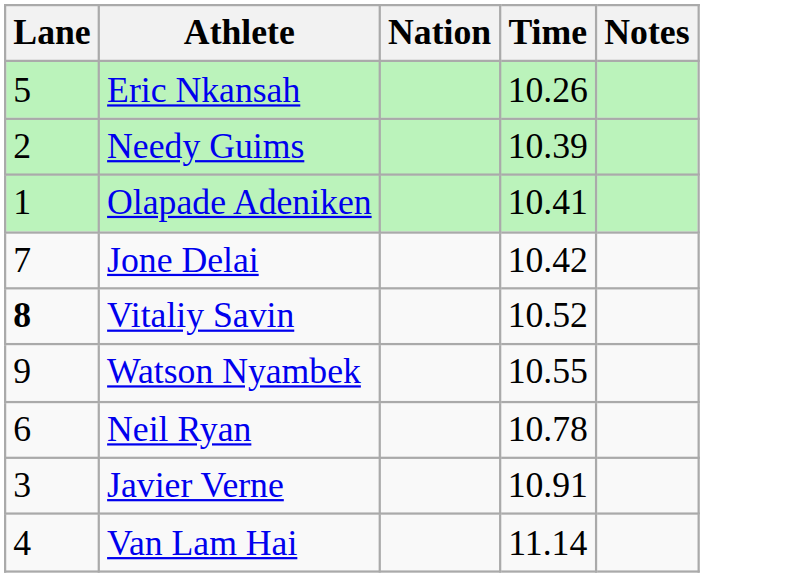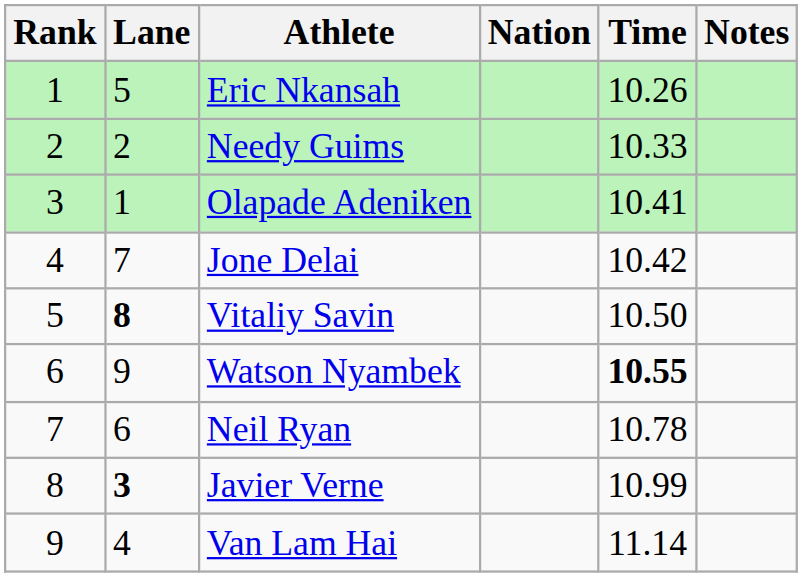+ column: (55, 32)
(548, 145) 10.39 -> (648, 145) 10.33
(548, 315) 10.52 -> (648, 315) 10.50
(548, 372) normal -> (648, 372) bold
(22, 485) normal -> (122, 485) bold
(548, 485) 10.91 -> (648, 485) 10.99
